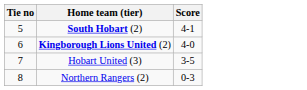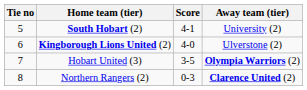+ column: (252, 12)
